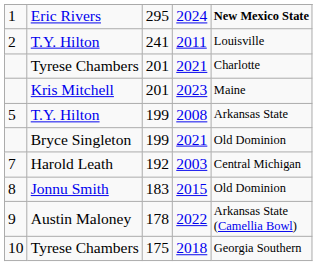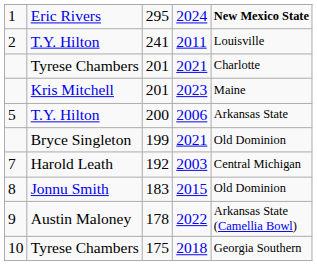(157, 115) 199 -> (157, 115) 200
(192, 115) 2008 -> (192, 115) 2006
